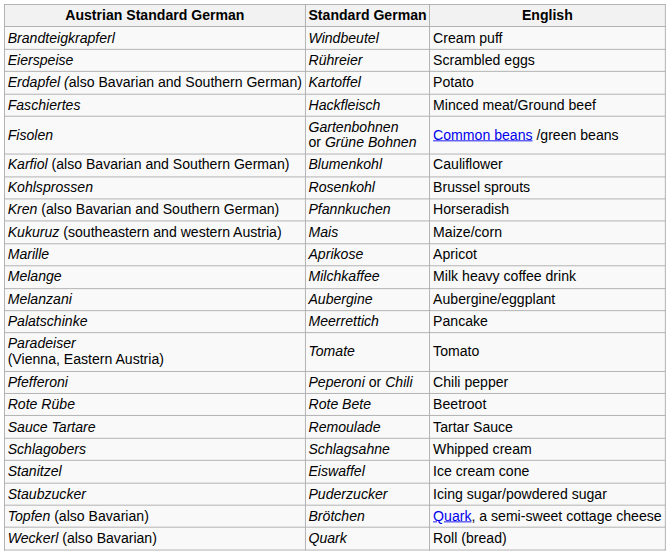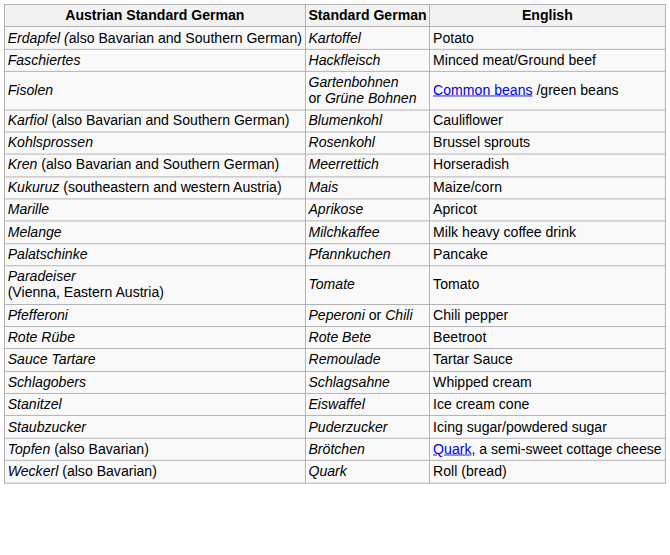- row: (61, 37)
- row: (41, 60)
(350, 210) Pfannkuchen -> (344, 165) Meerrettich
- row: (40, 299)
(344, 321) Meerrettich -> (350, 254) Pfannkuchen
